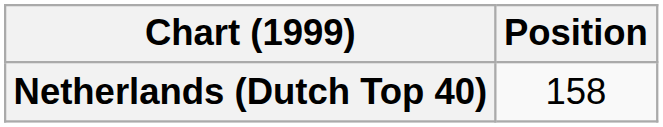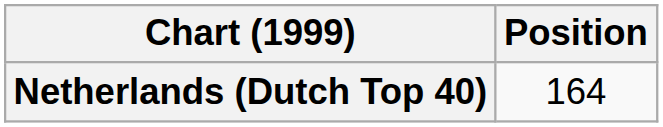(576, 91) 158 -> (576, 91) 164
